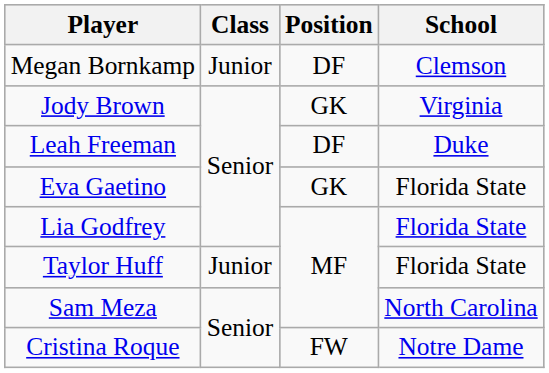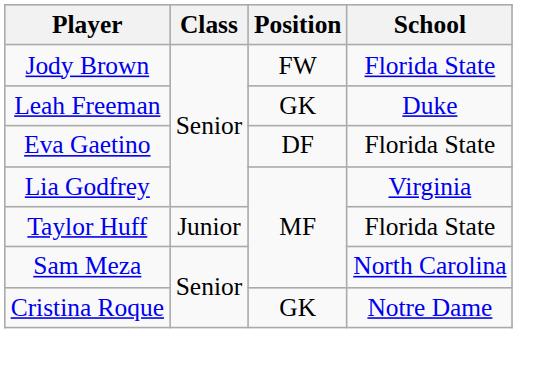- row: (103, 65)
(329, 105) GK -> (298, 65) FW
(461, 105) Virginia -> (430, 65) Florida State
(329, 145) DF -> (298, 105) GK
(329, 186) GK -> (298, 145) DF
(461, 226) Florida State -> (430, 186) Virginia
(329, 347) FW -> (298, 307) GK
